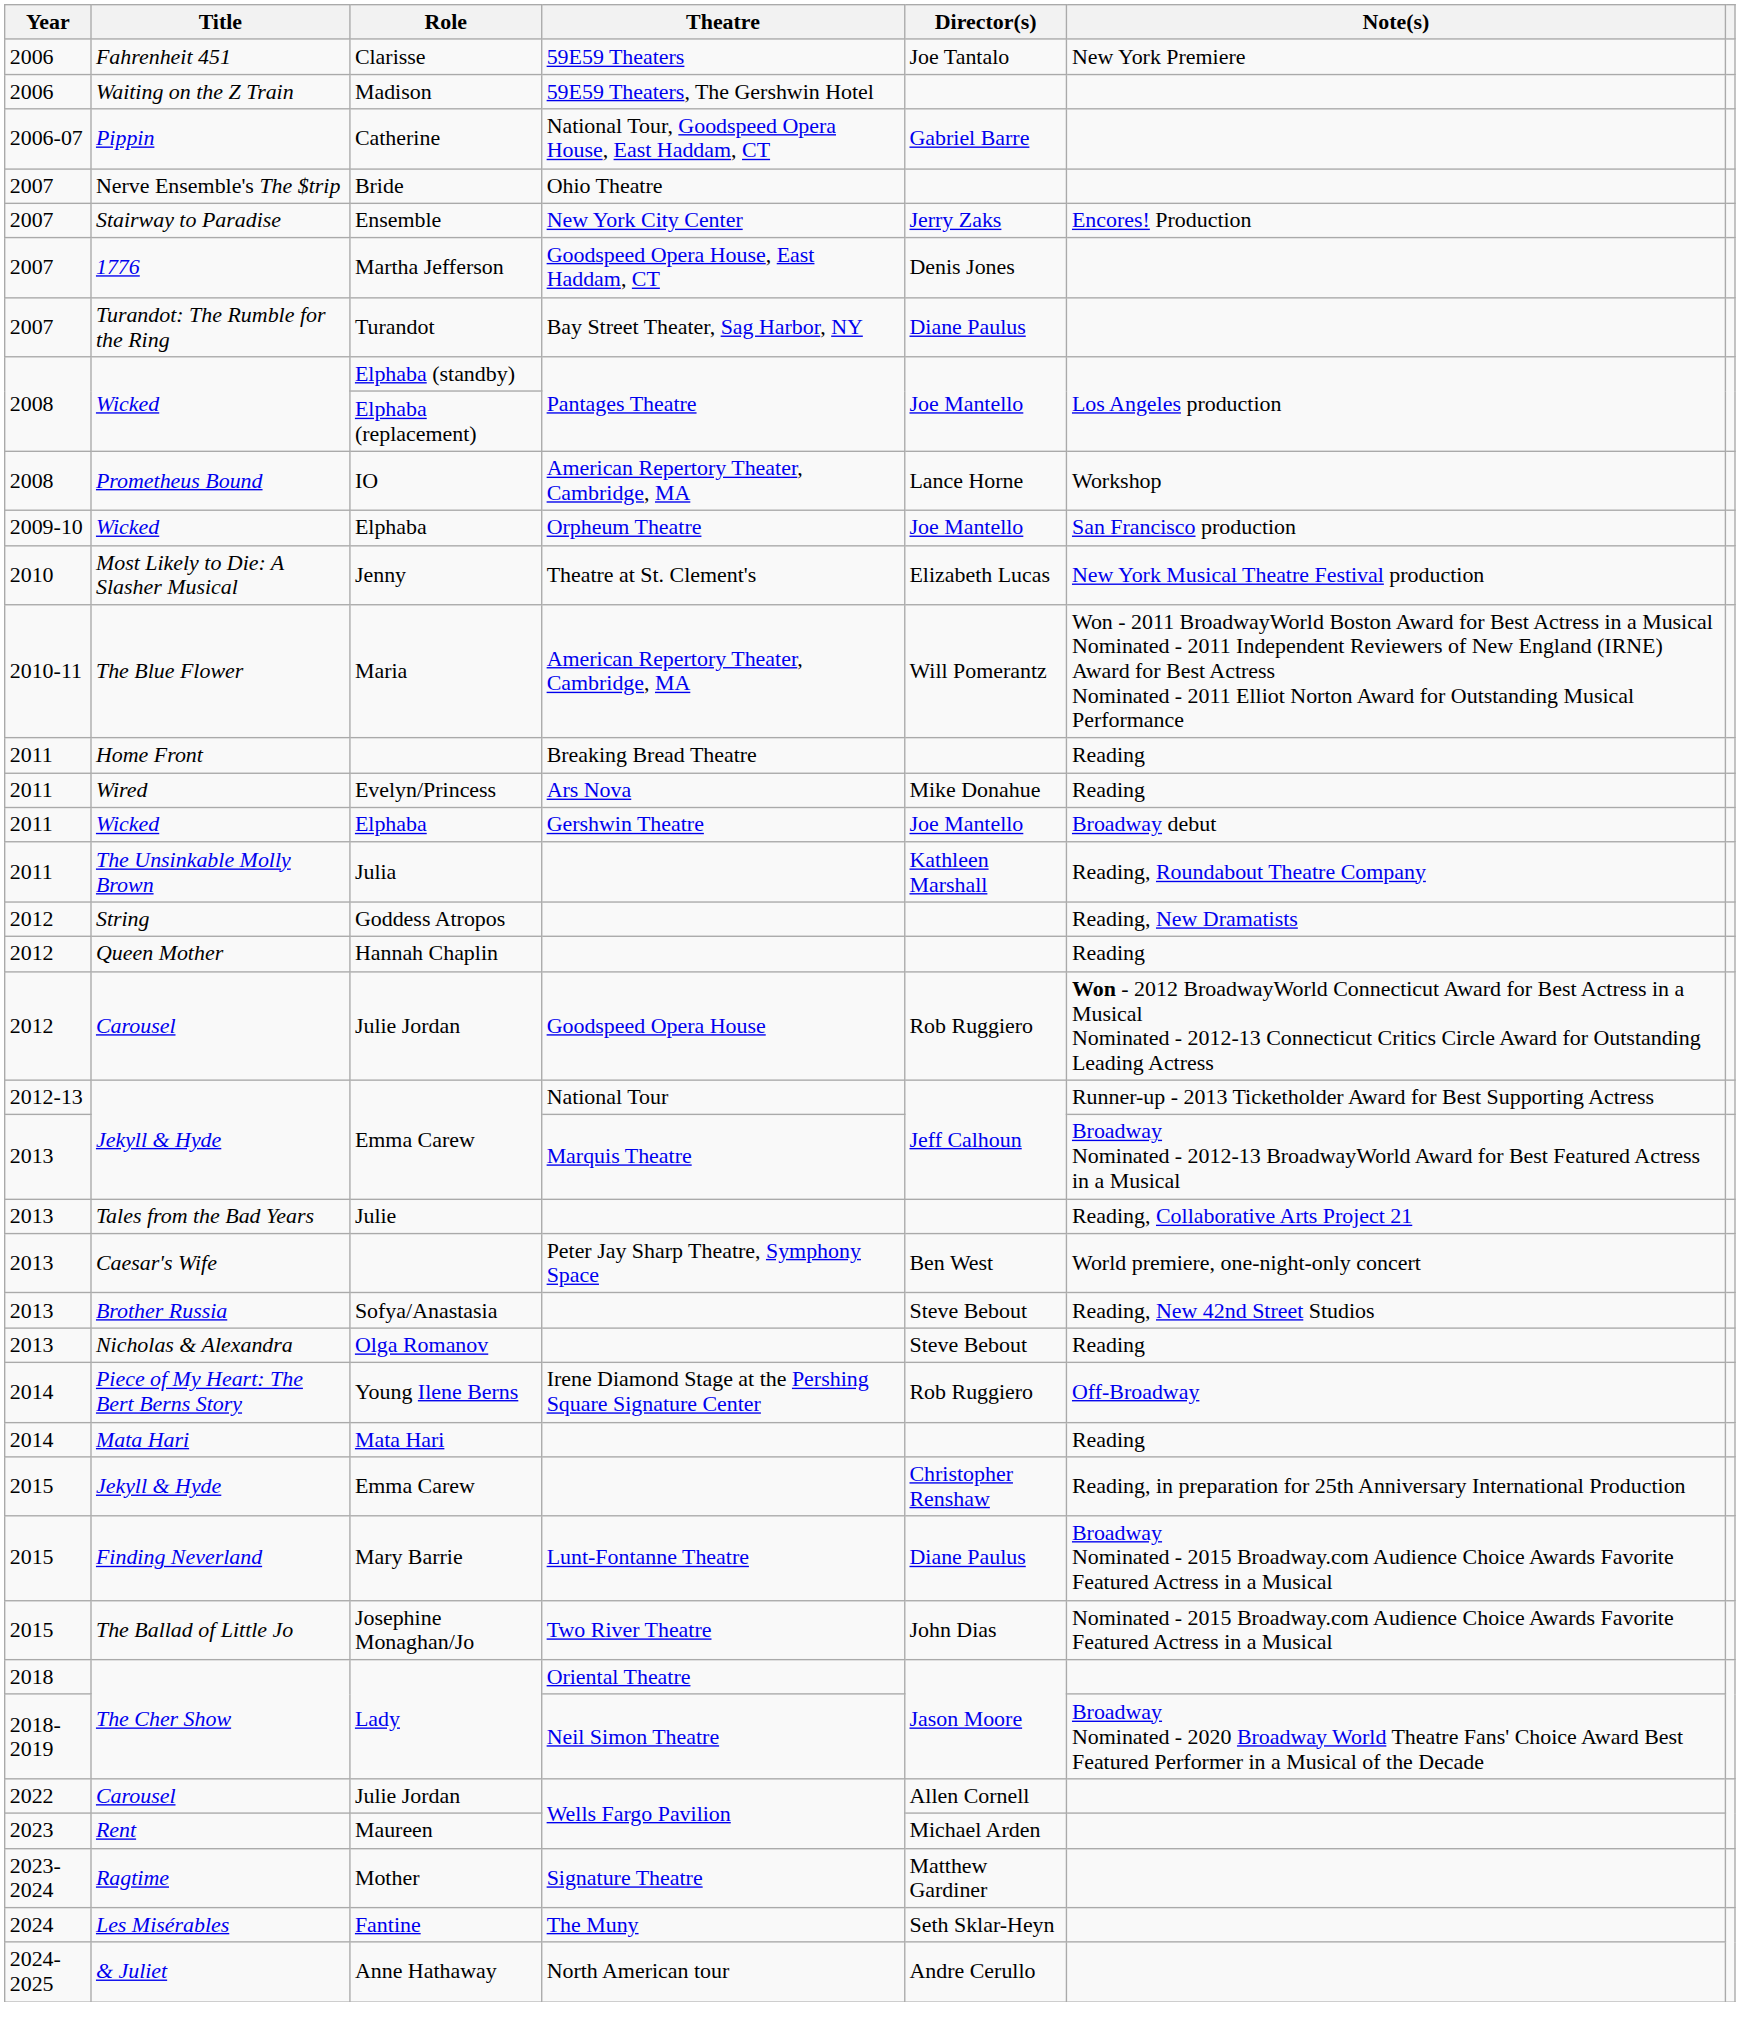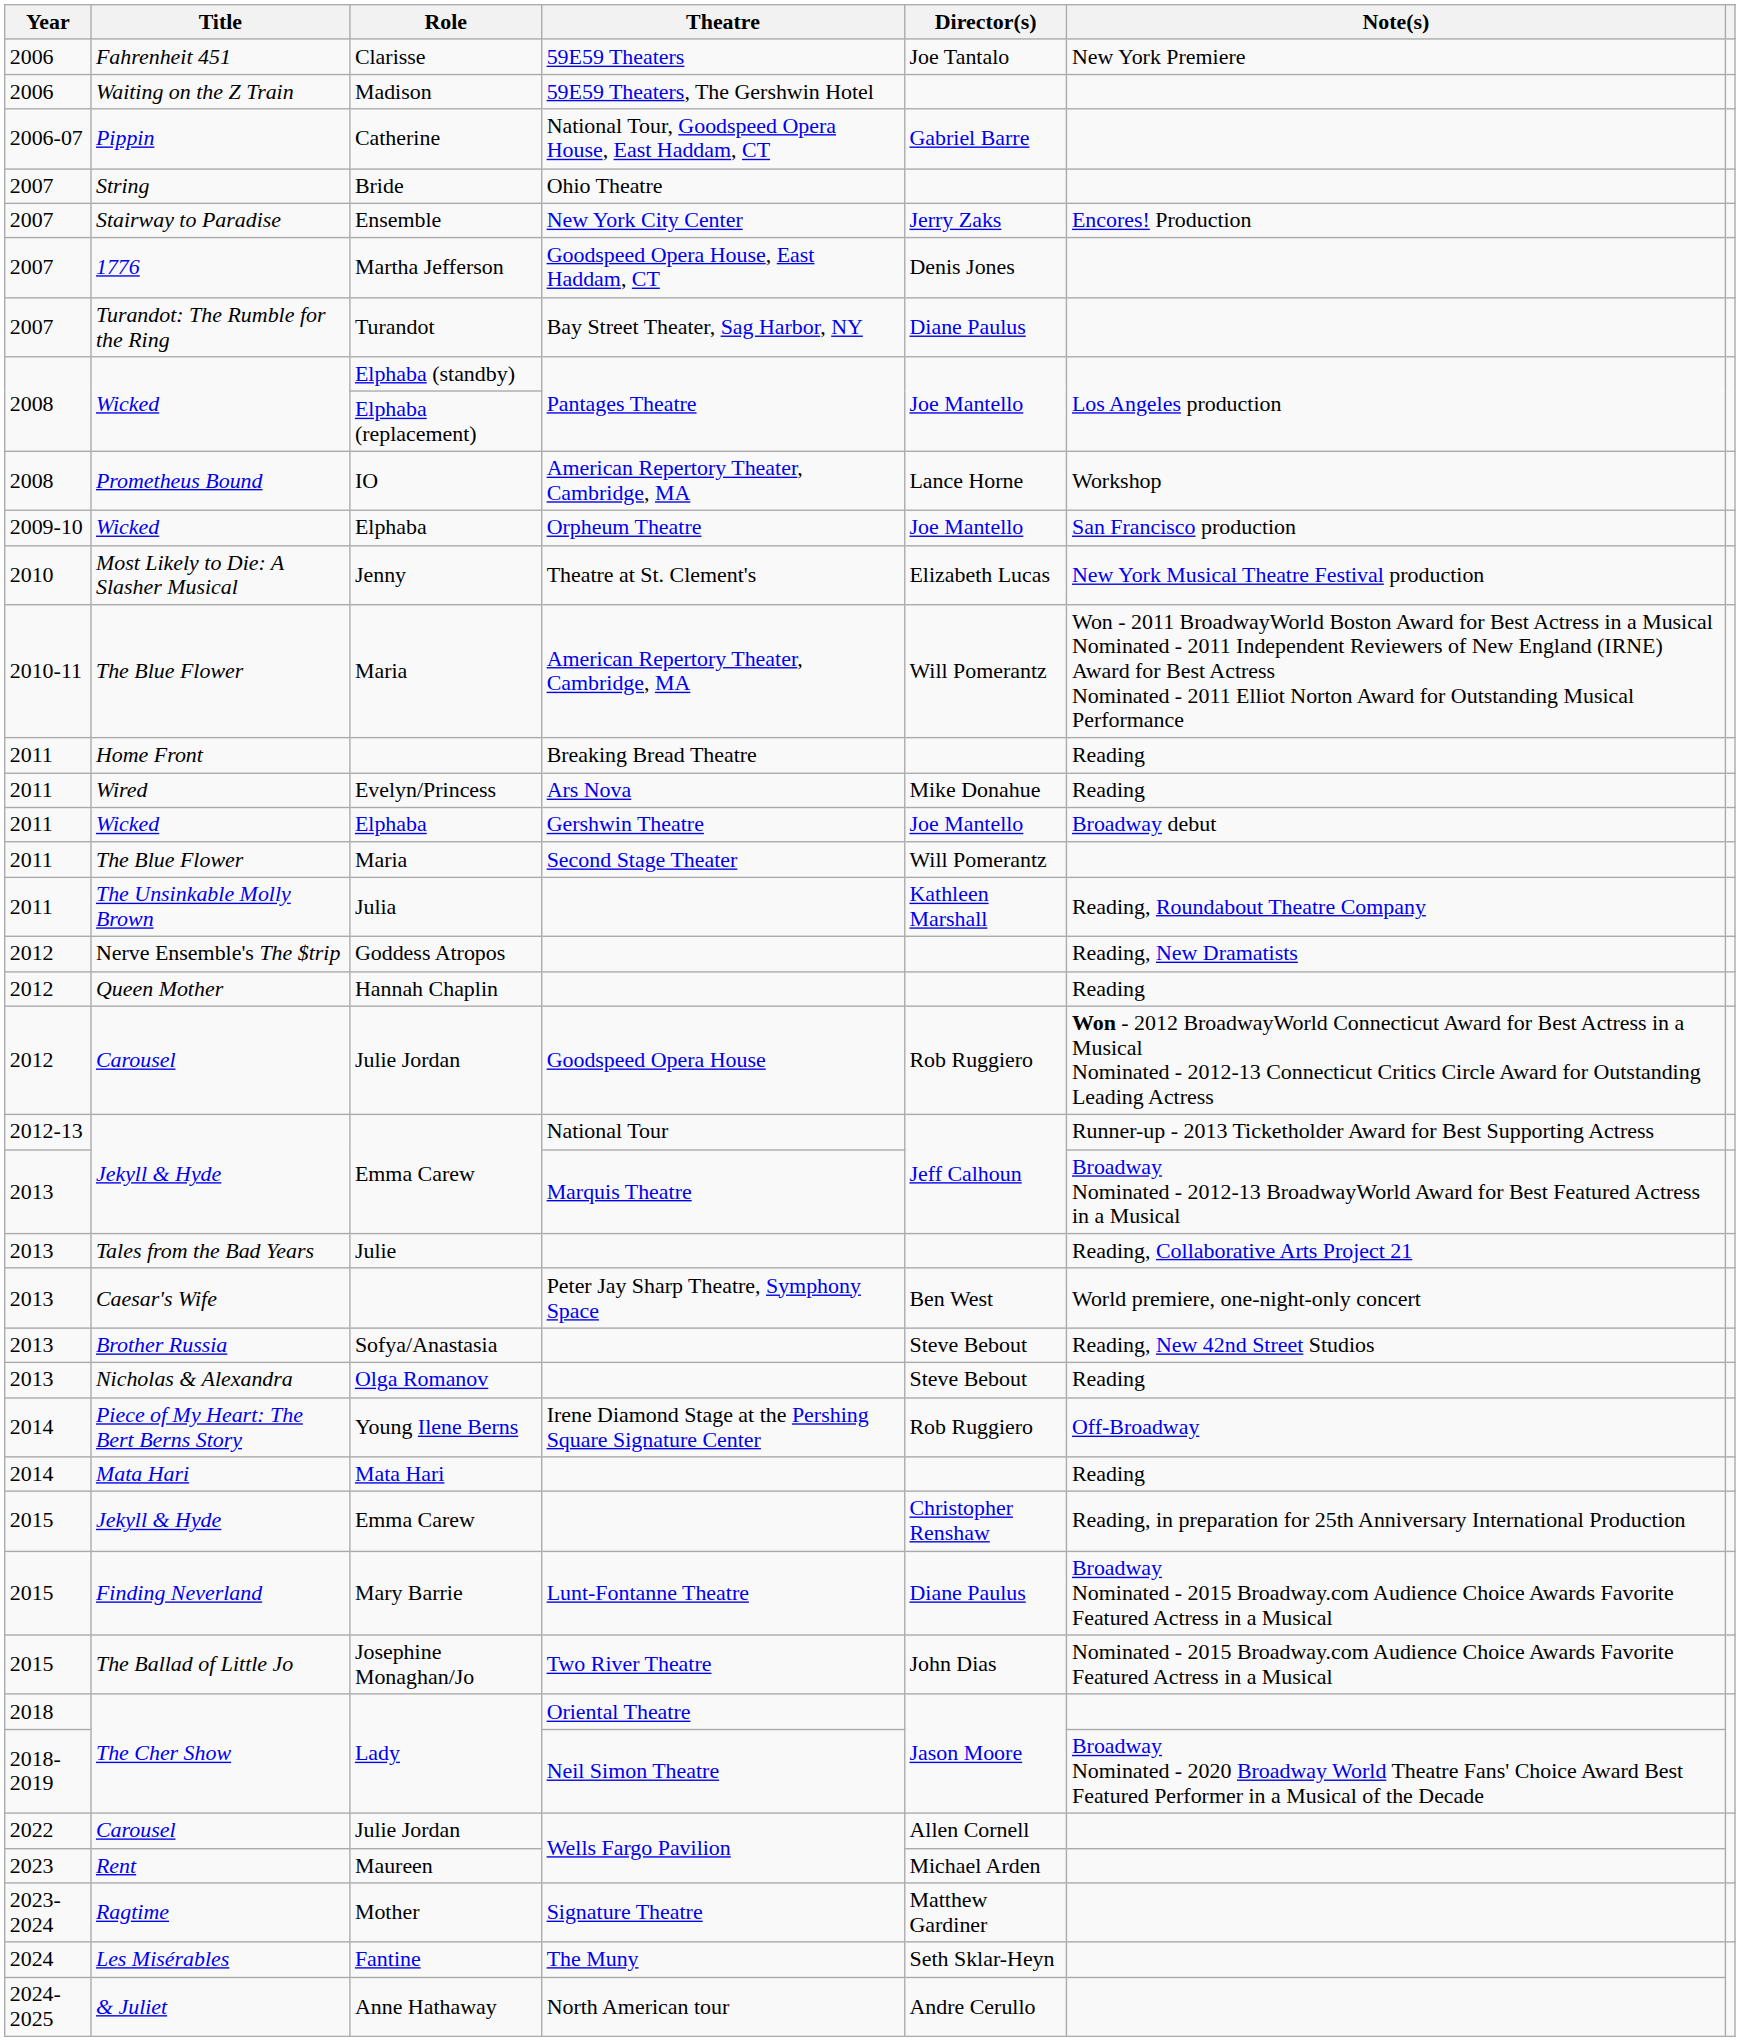(218, 185) Nerve Ensemble's The $trip -> (123, 185) String
+ row: (381, 859)
(123, 918) String -> (218, 953) Nerve Ensemble's The $trip
